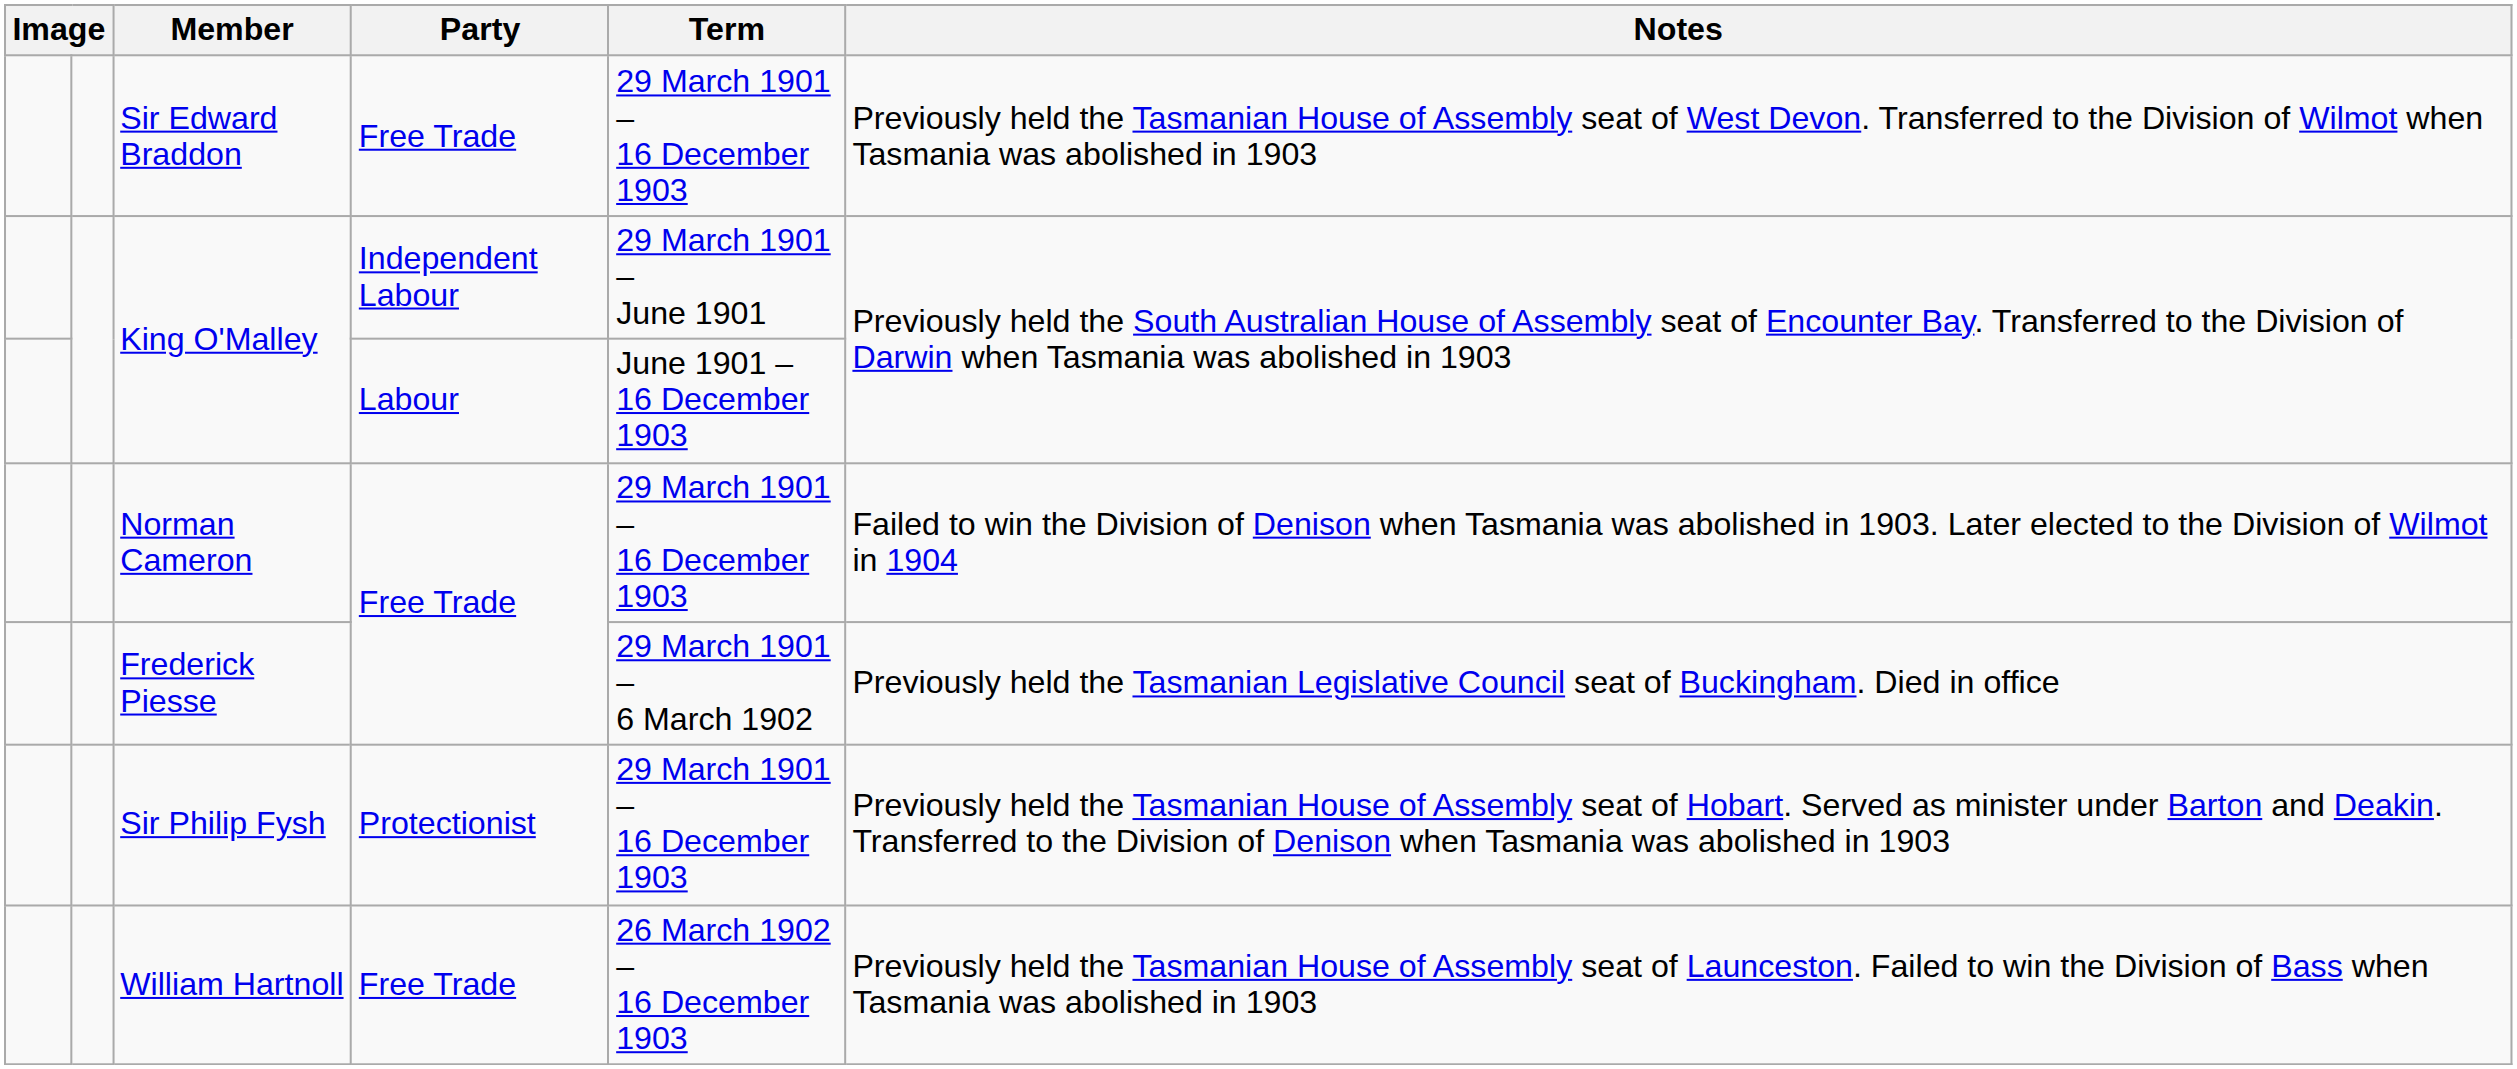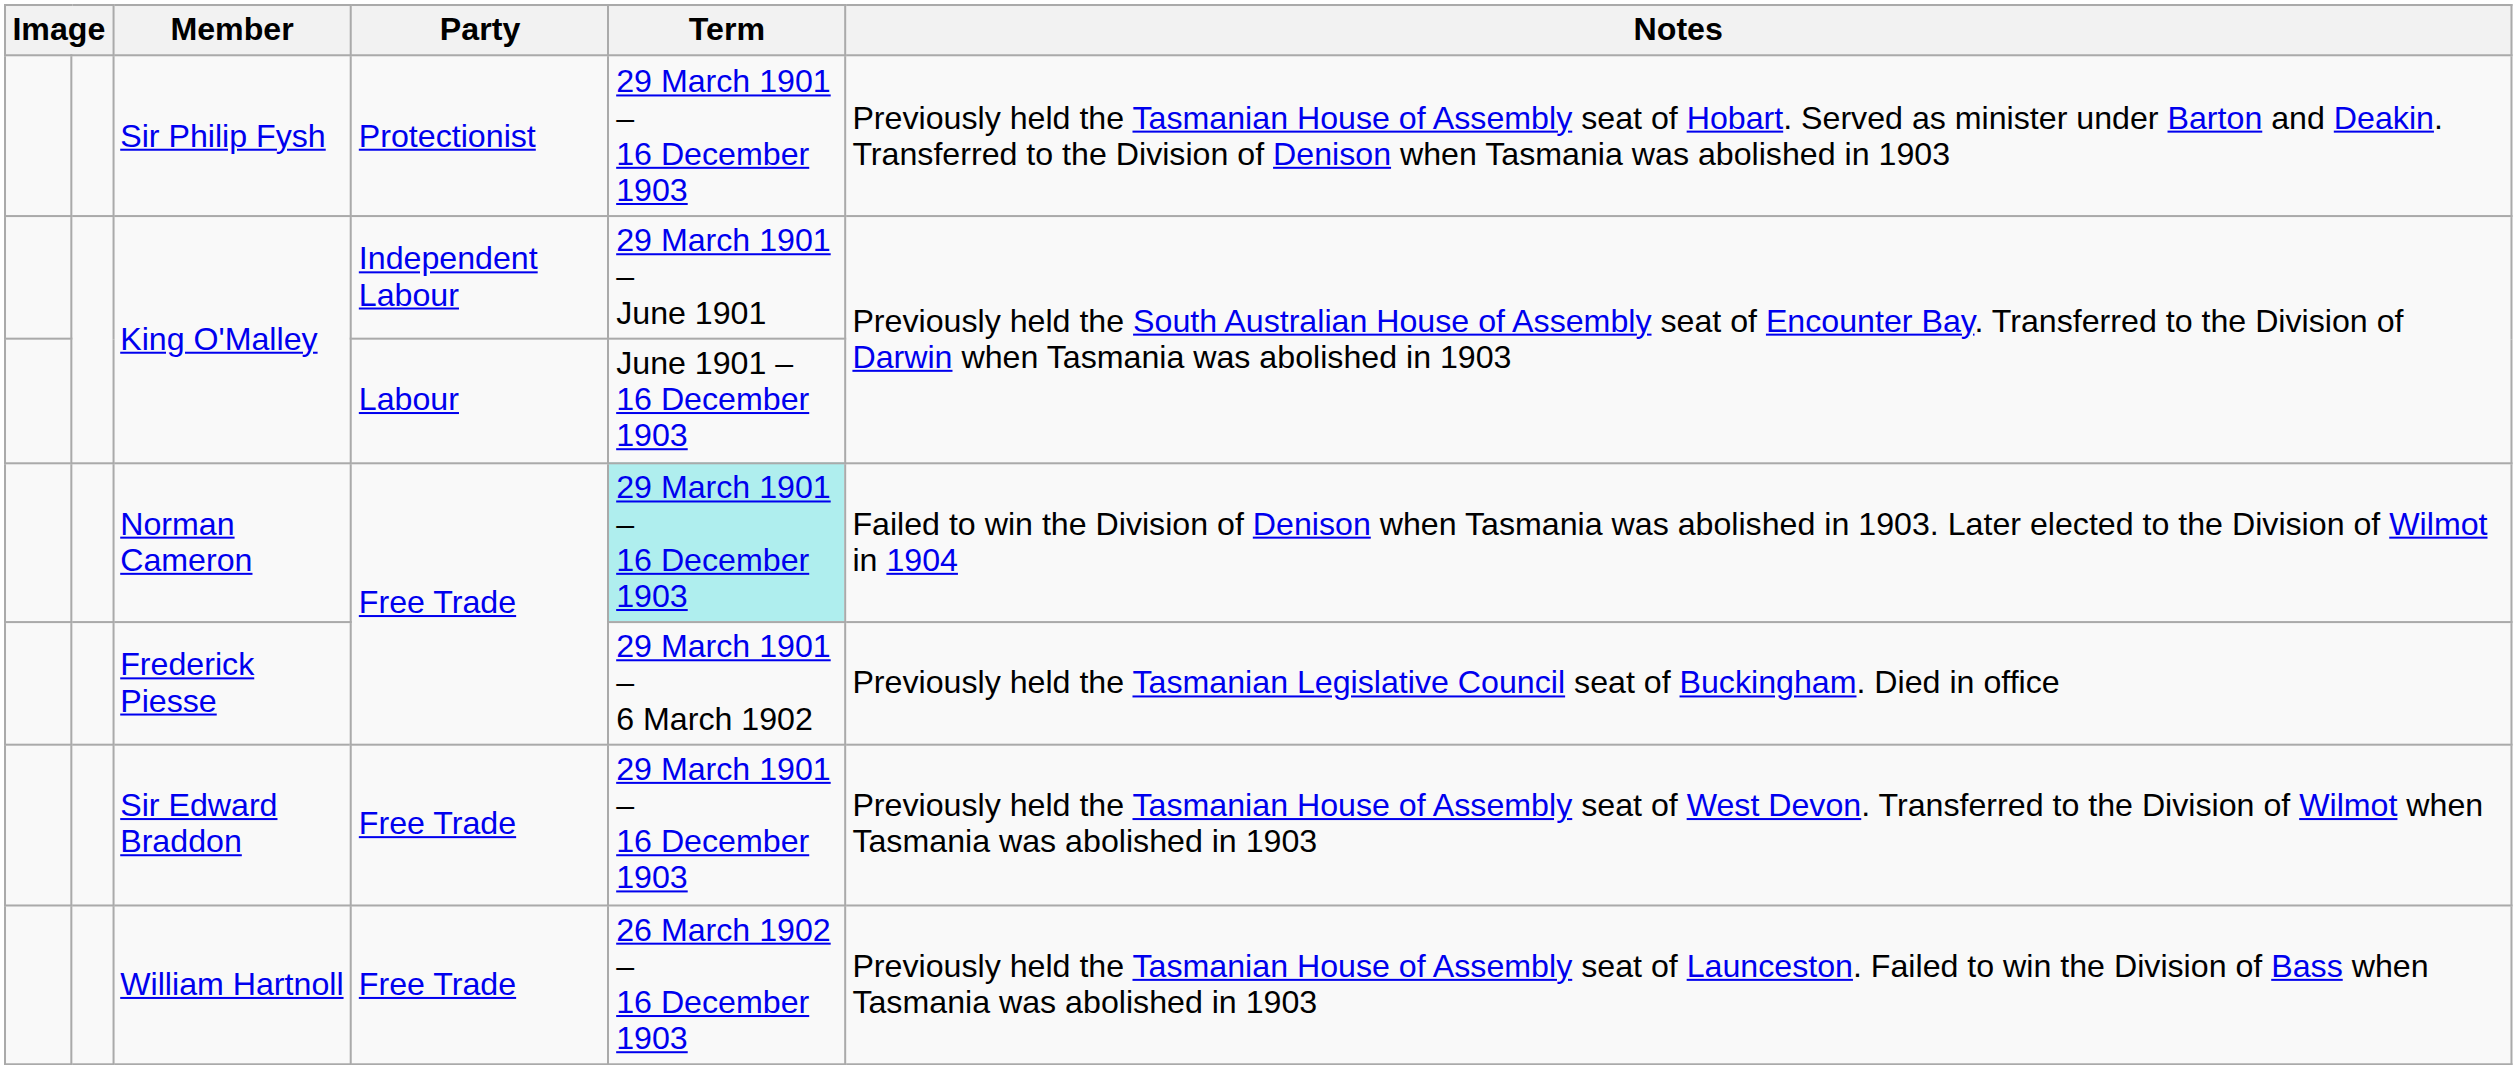rows swapped: (199, 135) <-> (223, 824)
(723, 541) no background -> (723, 541) paleturquoise background
